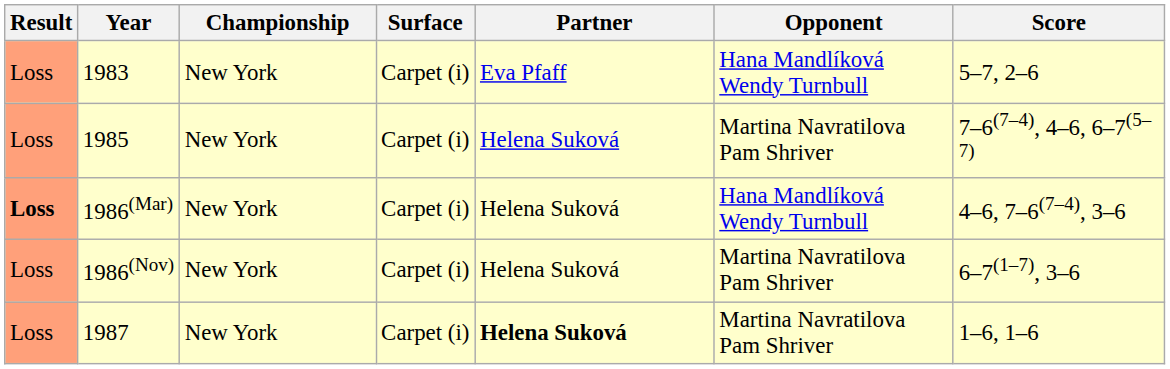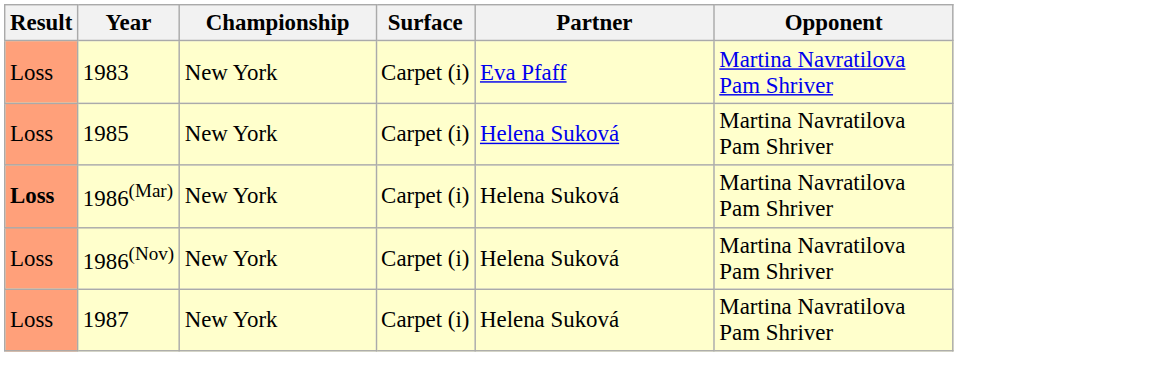- column: (1059, 22)
(802, 71) Hana Mandlíková Wendy Turnbull -> (812, 71) Martina Navratilova Pam Shriver
(802, 208) Hana Mandlíková Wendy Turnbull -> (812, 195) Martina Navratilova Pam Shriver
(553, 332) bold -> (550, 319) normal
